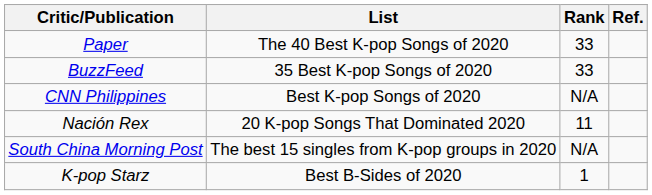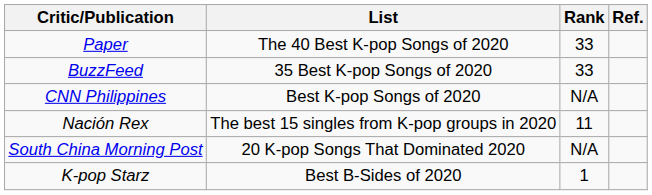(383, 123) 20 K-pop Songs That Dominated 2020 -> (383, 123) The best 15 singles from K-pop groups in 2020
(383, 149) The best 15 singles from K-pop groups in 2020 -> (383, 149) 20 K-pop Songs That Dominated 2020
